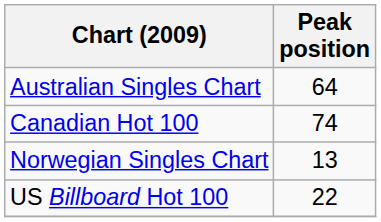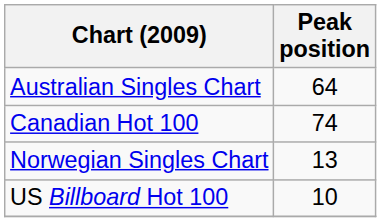(325, 197) 22 -> (325, 197) 10
